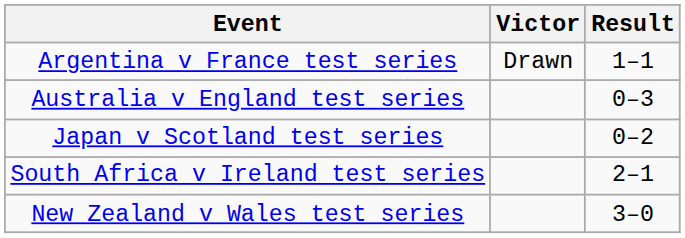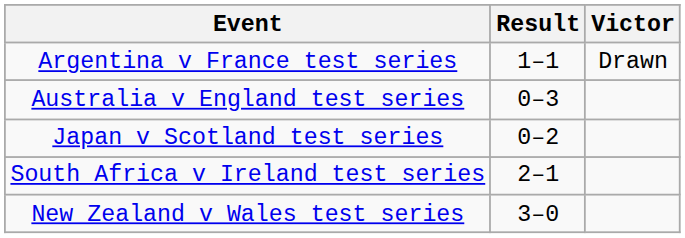columns swapped: (633, 24) <-> (538, 24)
